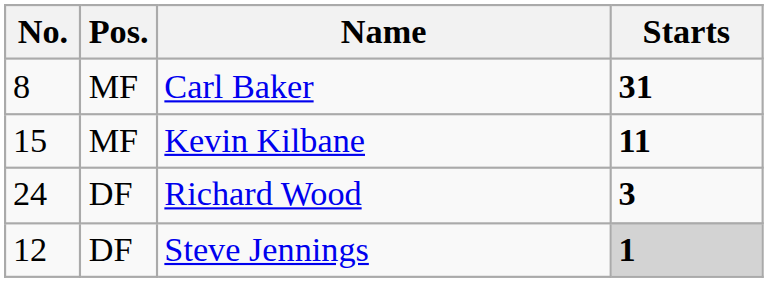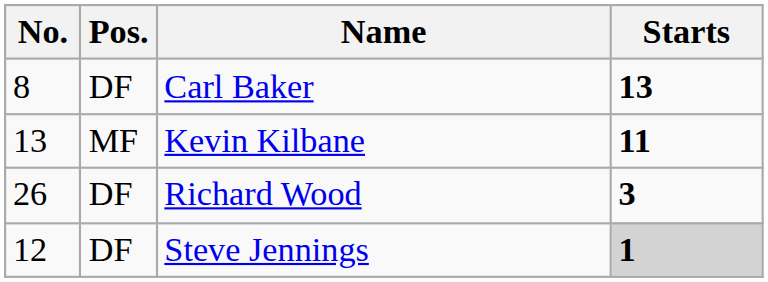(113, 85) MF -> (111, 85) DF
(636, 85) 31 -> (636, 85) 13
(30, 140) 15 -> (30, 140) 13
(30, 194) 24 -> (30, 194) 26
